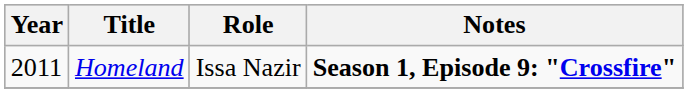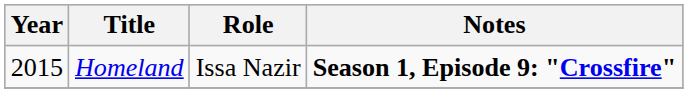(36, 66) 2011 -> (37, 66) 2015
